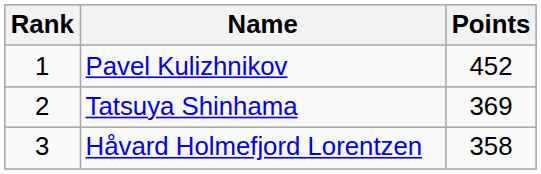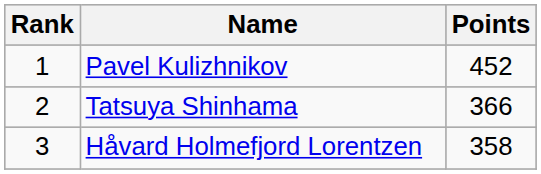(491, 106) 369 -> (491, 106) 366
